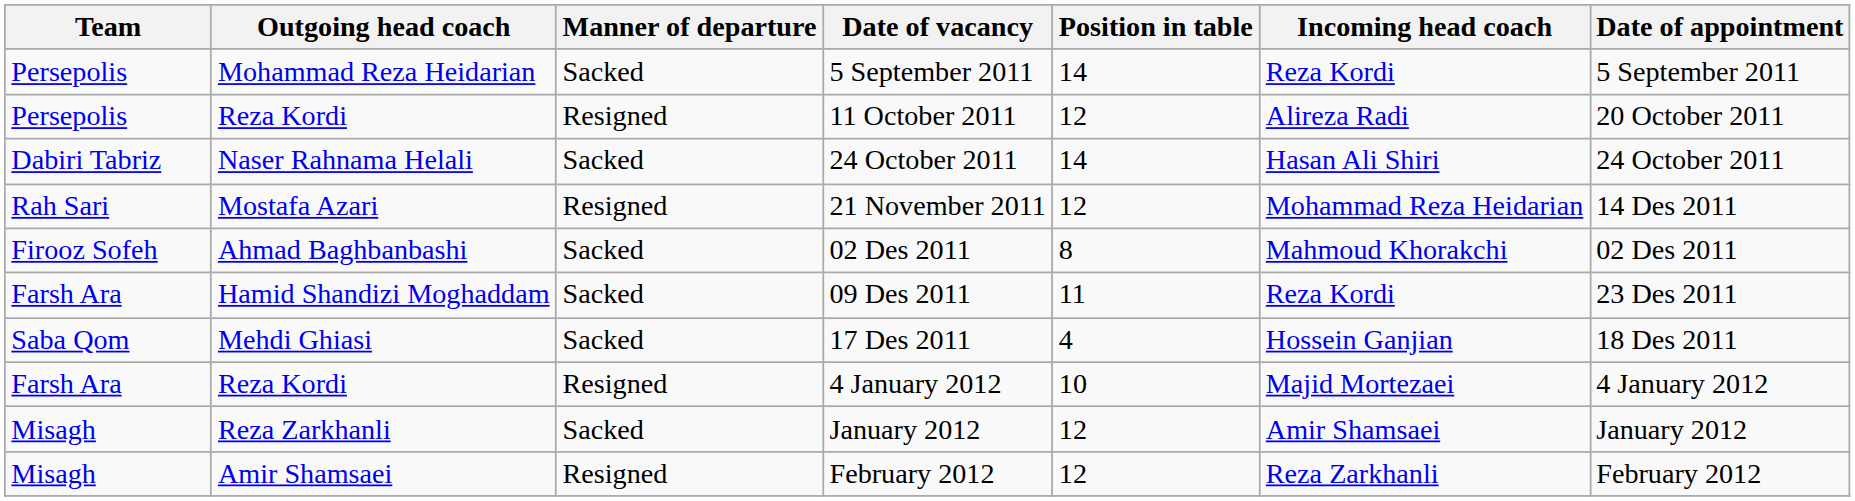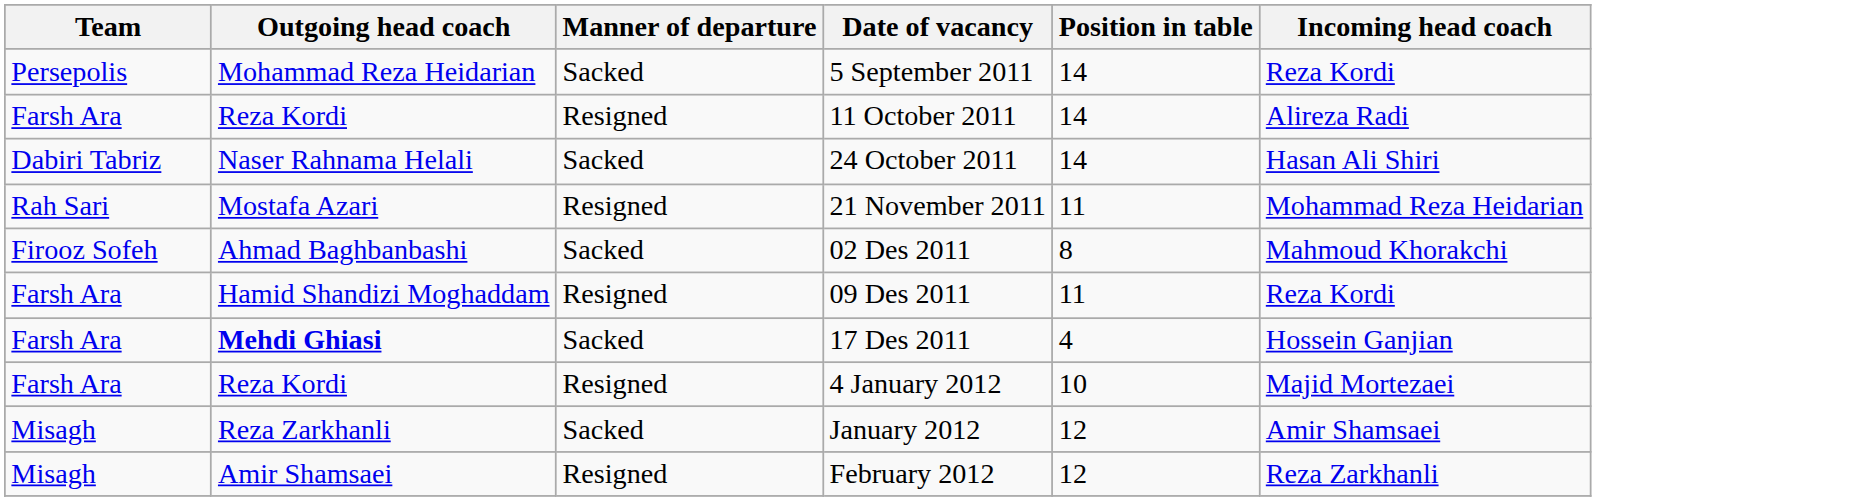- column: (1720, 26)
(69, 116) Persepolis -> (67, 116) Farsh Ara
(1073, 116) 12 -> (1073, 116) 14
(1073, 205) 12 -> (1072, 205) 11
(603, 294) Sacked -> (615, 294) Resigned
(70, 339) Saba Qom -> (67, 339) Farsh Ara
(295, 339) normal -> (300, 339) bold
